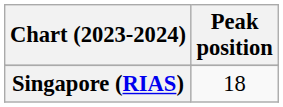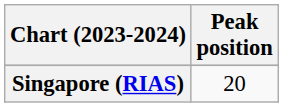(235, 83) 18 -> (235, 83) 20
